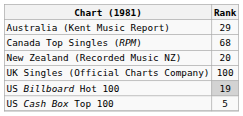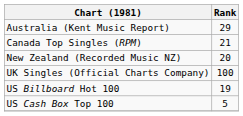(225, 42) 68 -> (225, 42) 21
(225, 88) lightgrey background -> (225, 88) no background
